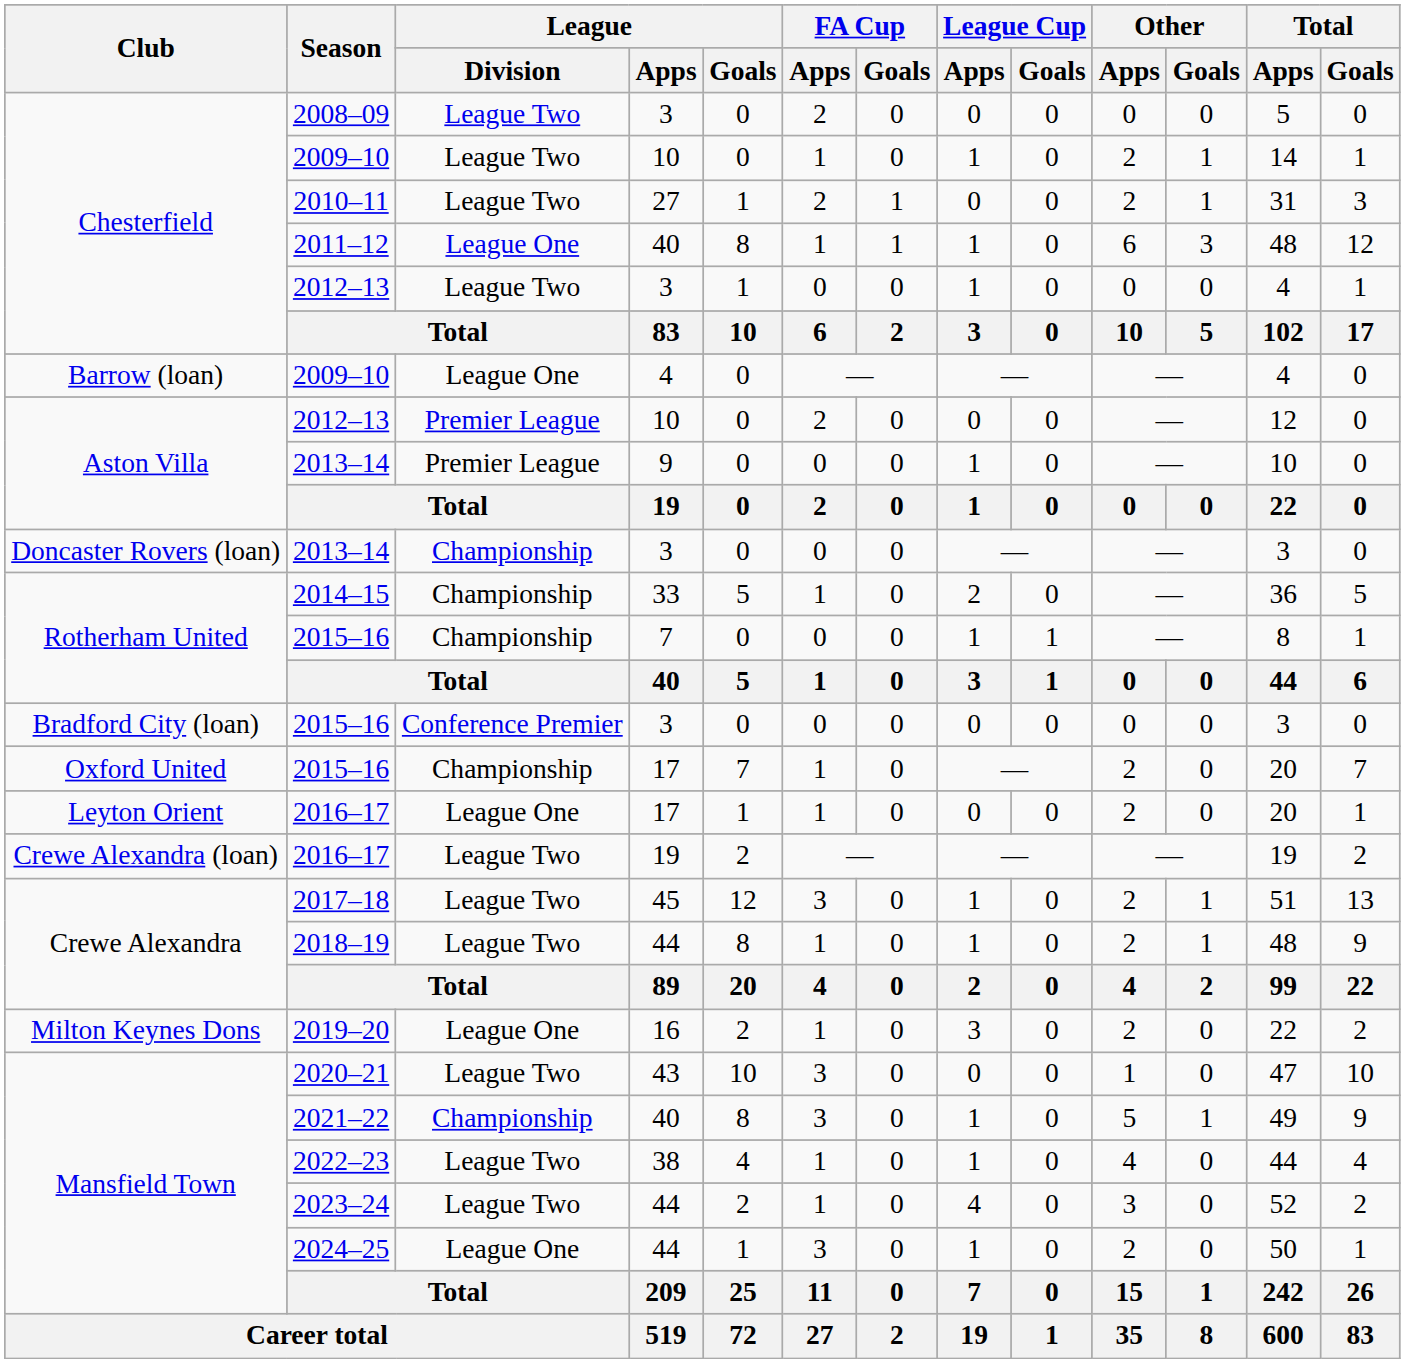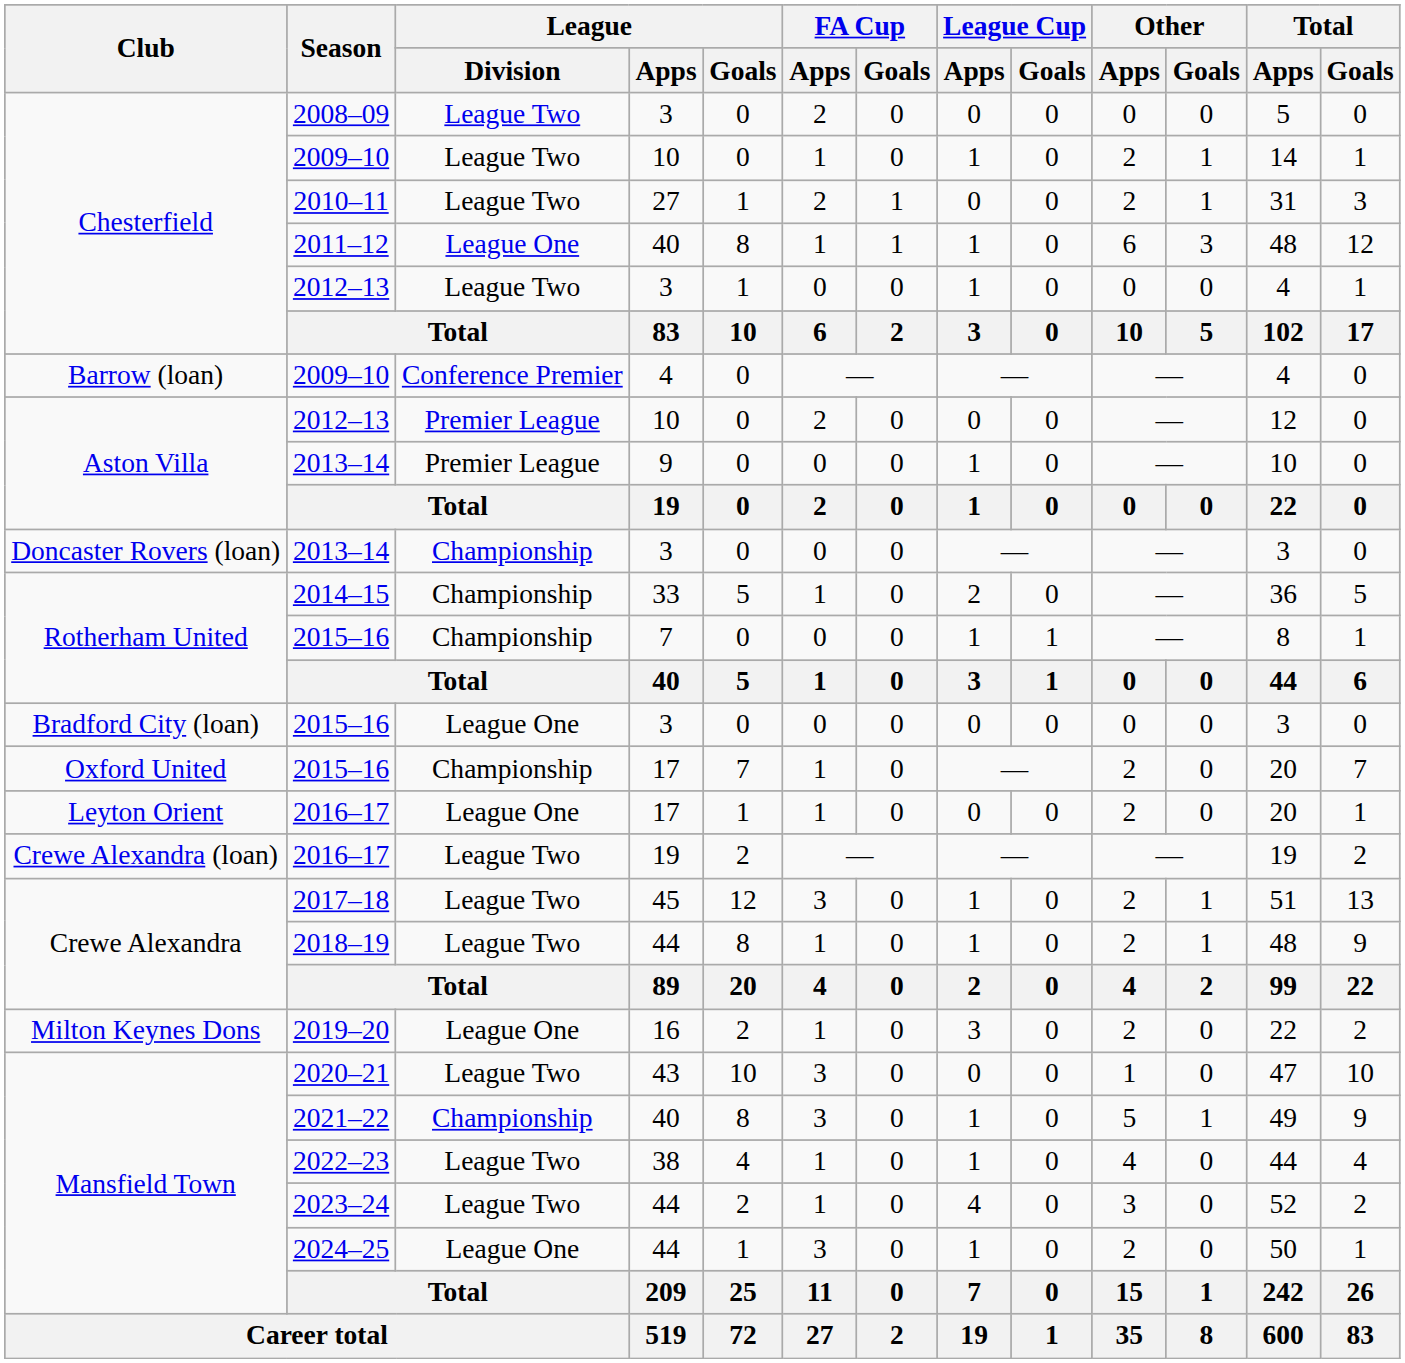(512, 375) League One -> (512, 375) Conference Premier
(512, 724) Conference Premier -> (512, 724) League One
